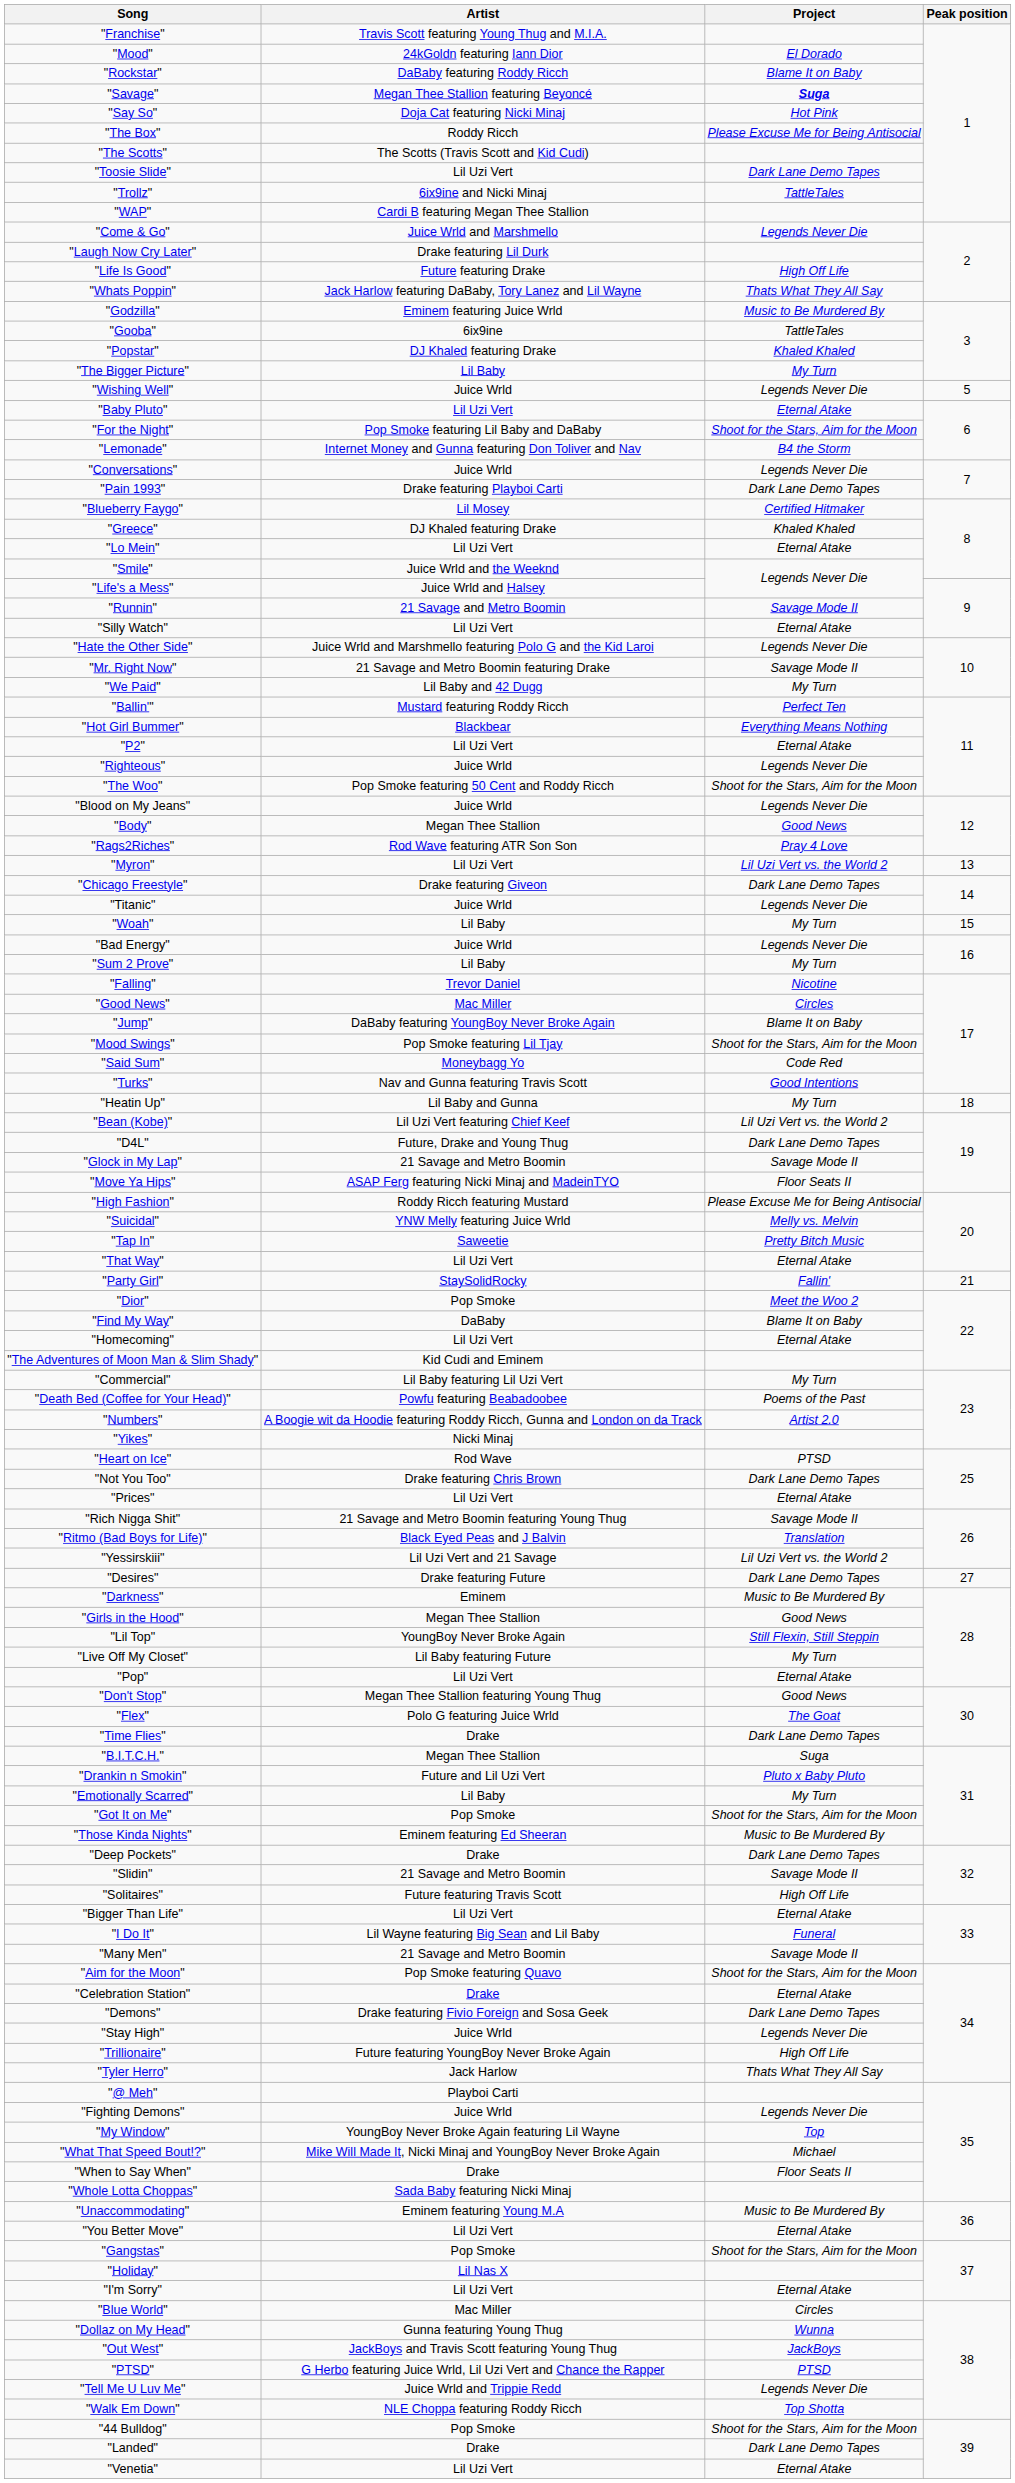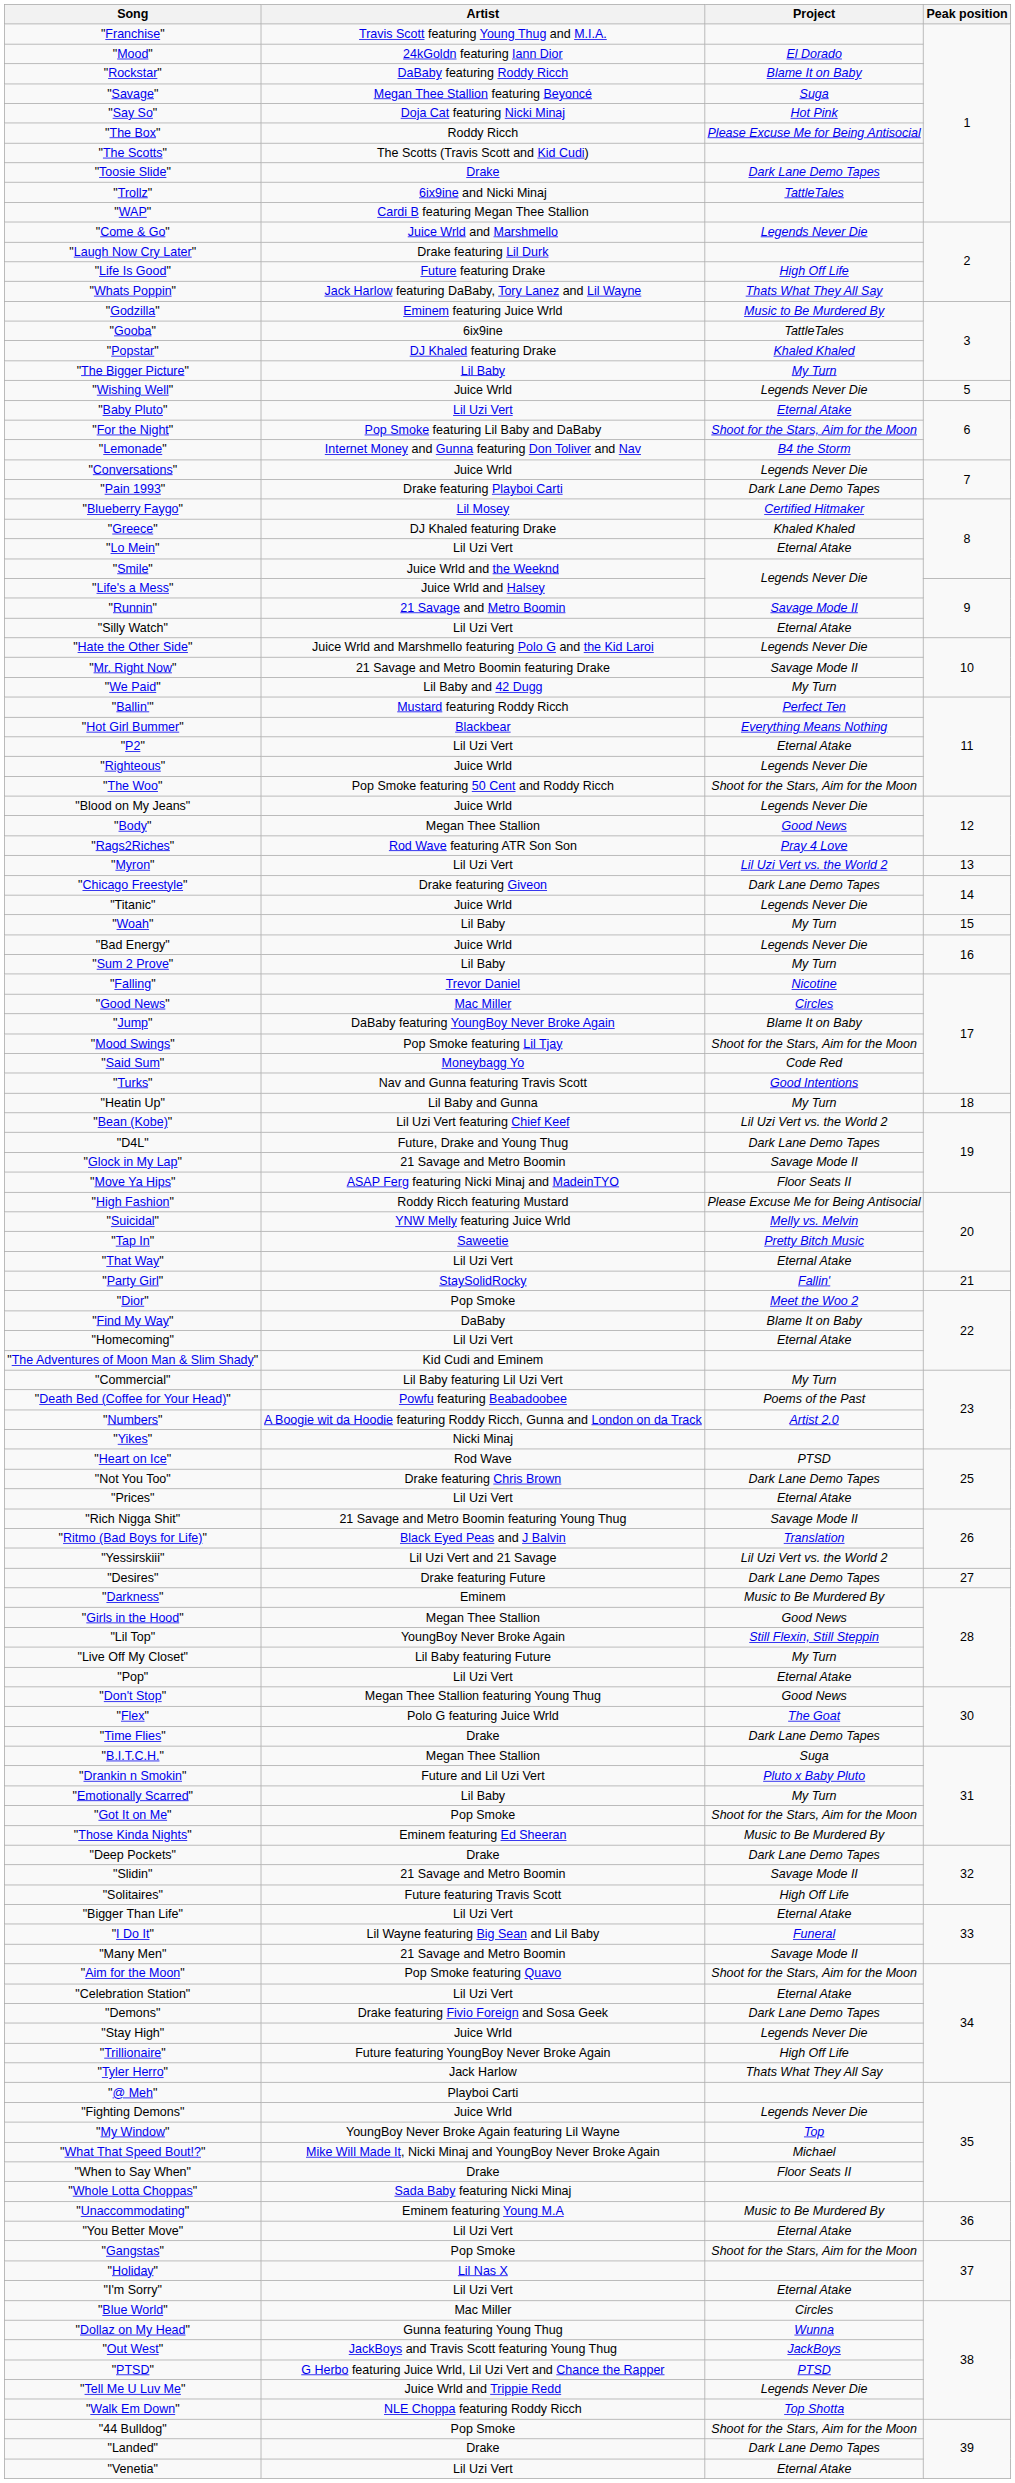(814, 93) bold -> (814, 93) normal
(483, 172) Lil Uzi Vert -> (483, 172) Drake
(483, 1993) Drake -> (483, 1993) Lil Uzi Vert
